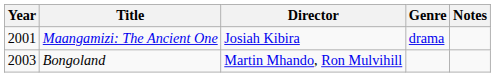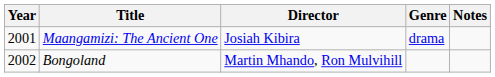(22, 60) 2003 -> (22, 60) 2002
